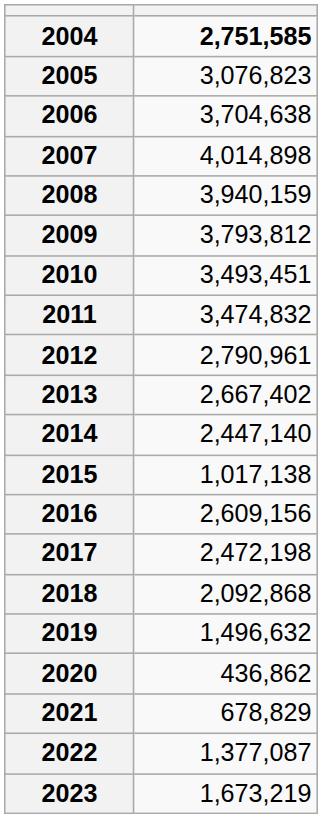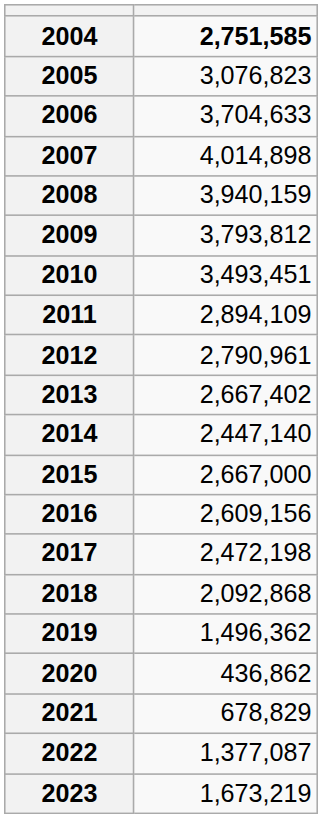(256, 115) 3,704,638 -> (256, 115) 3,704,633
(256, 314) 3,474,832 -> (256, 314) 2,894,109
(256, 474) 1,017,138 -> (256, 474) 2,667,000
(256, 633) 1,496,632 -> (256, 633) 1,496,362
